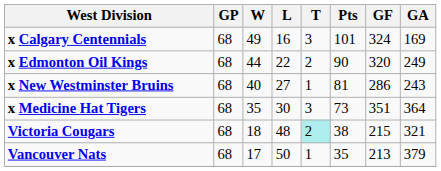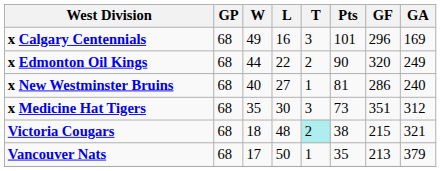(380, 39) 324 -> (380, 39) 296
(415, 85) 243 -> (415, 85) 240
(415, 108) 364 -> (415, 108) 312
